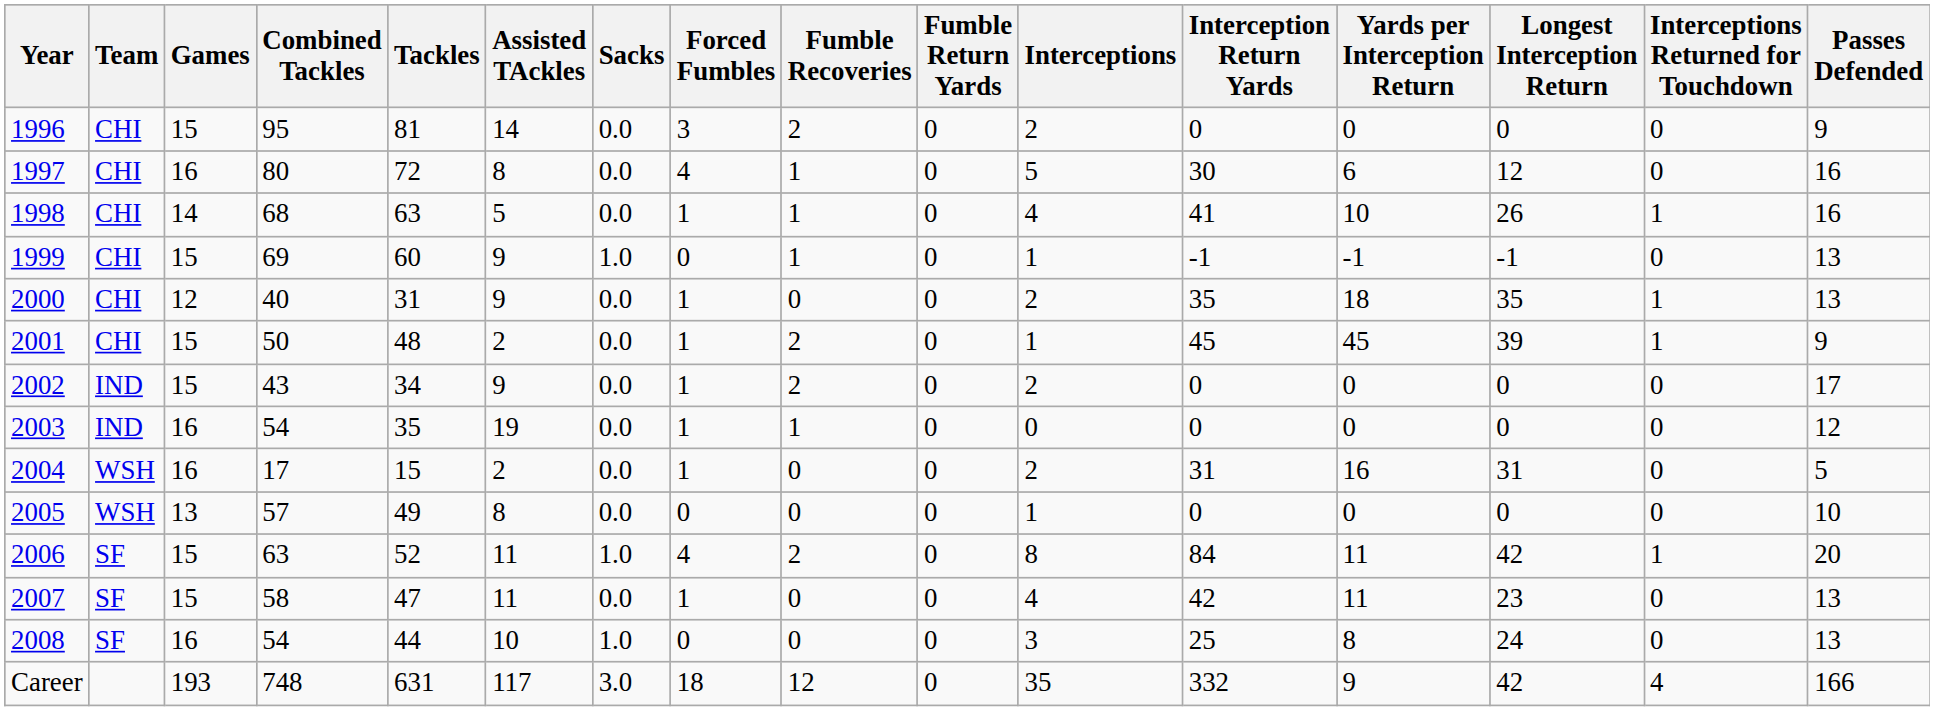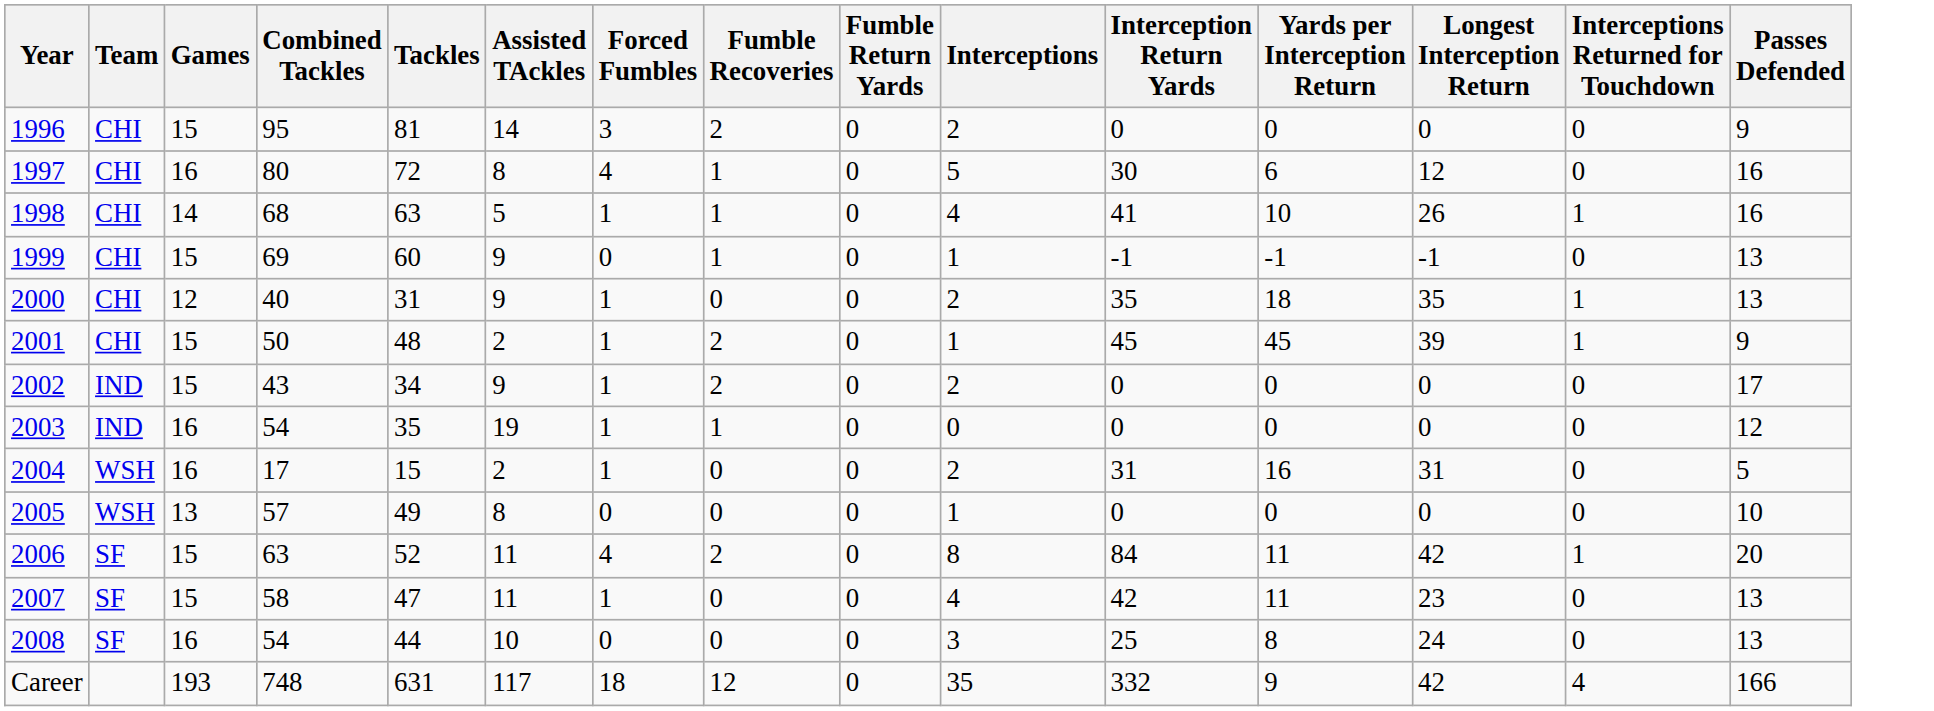- column: (632, 56)
